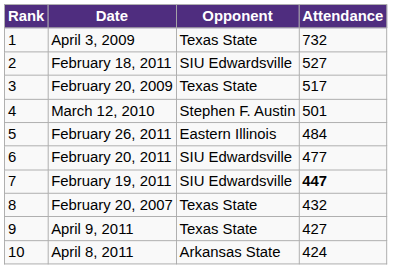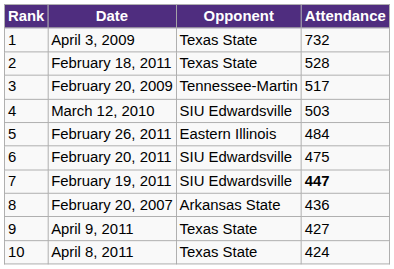(236, 63) SIU Edwardsville -> (218, 63) Texas State
(315, 63) 527 -> (317, 63) 528
(218, 87) Texas State -> (239, 87) Tennessee-Martin
(238, 110) Stephen F. Austin -> (236, 110) SIU Edwardsville
(315, 110) 501 -> (317, 110) 503
(315, 157) 477 -> (317, 157) 475
(218, 205) Texas State -> (230, 205) Arkansas State
(315, 205) 432 -> (317, 205) 436
(230, 252) Arkansas State -> (218, 252) Texas State
